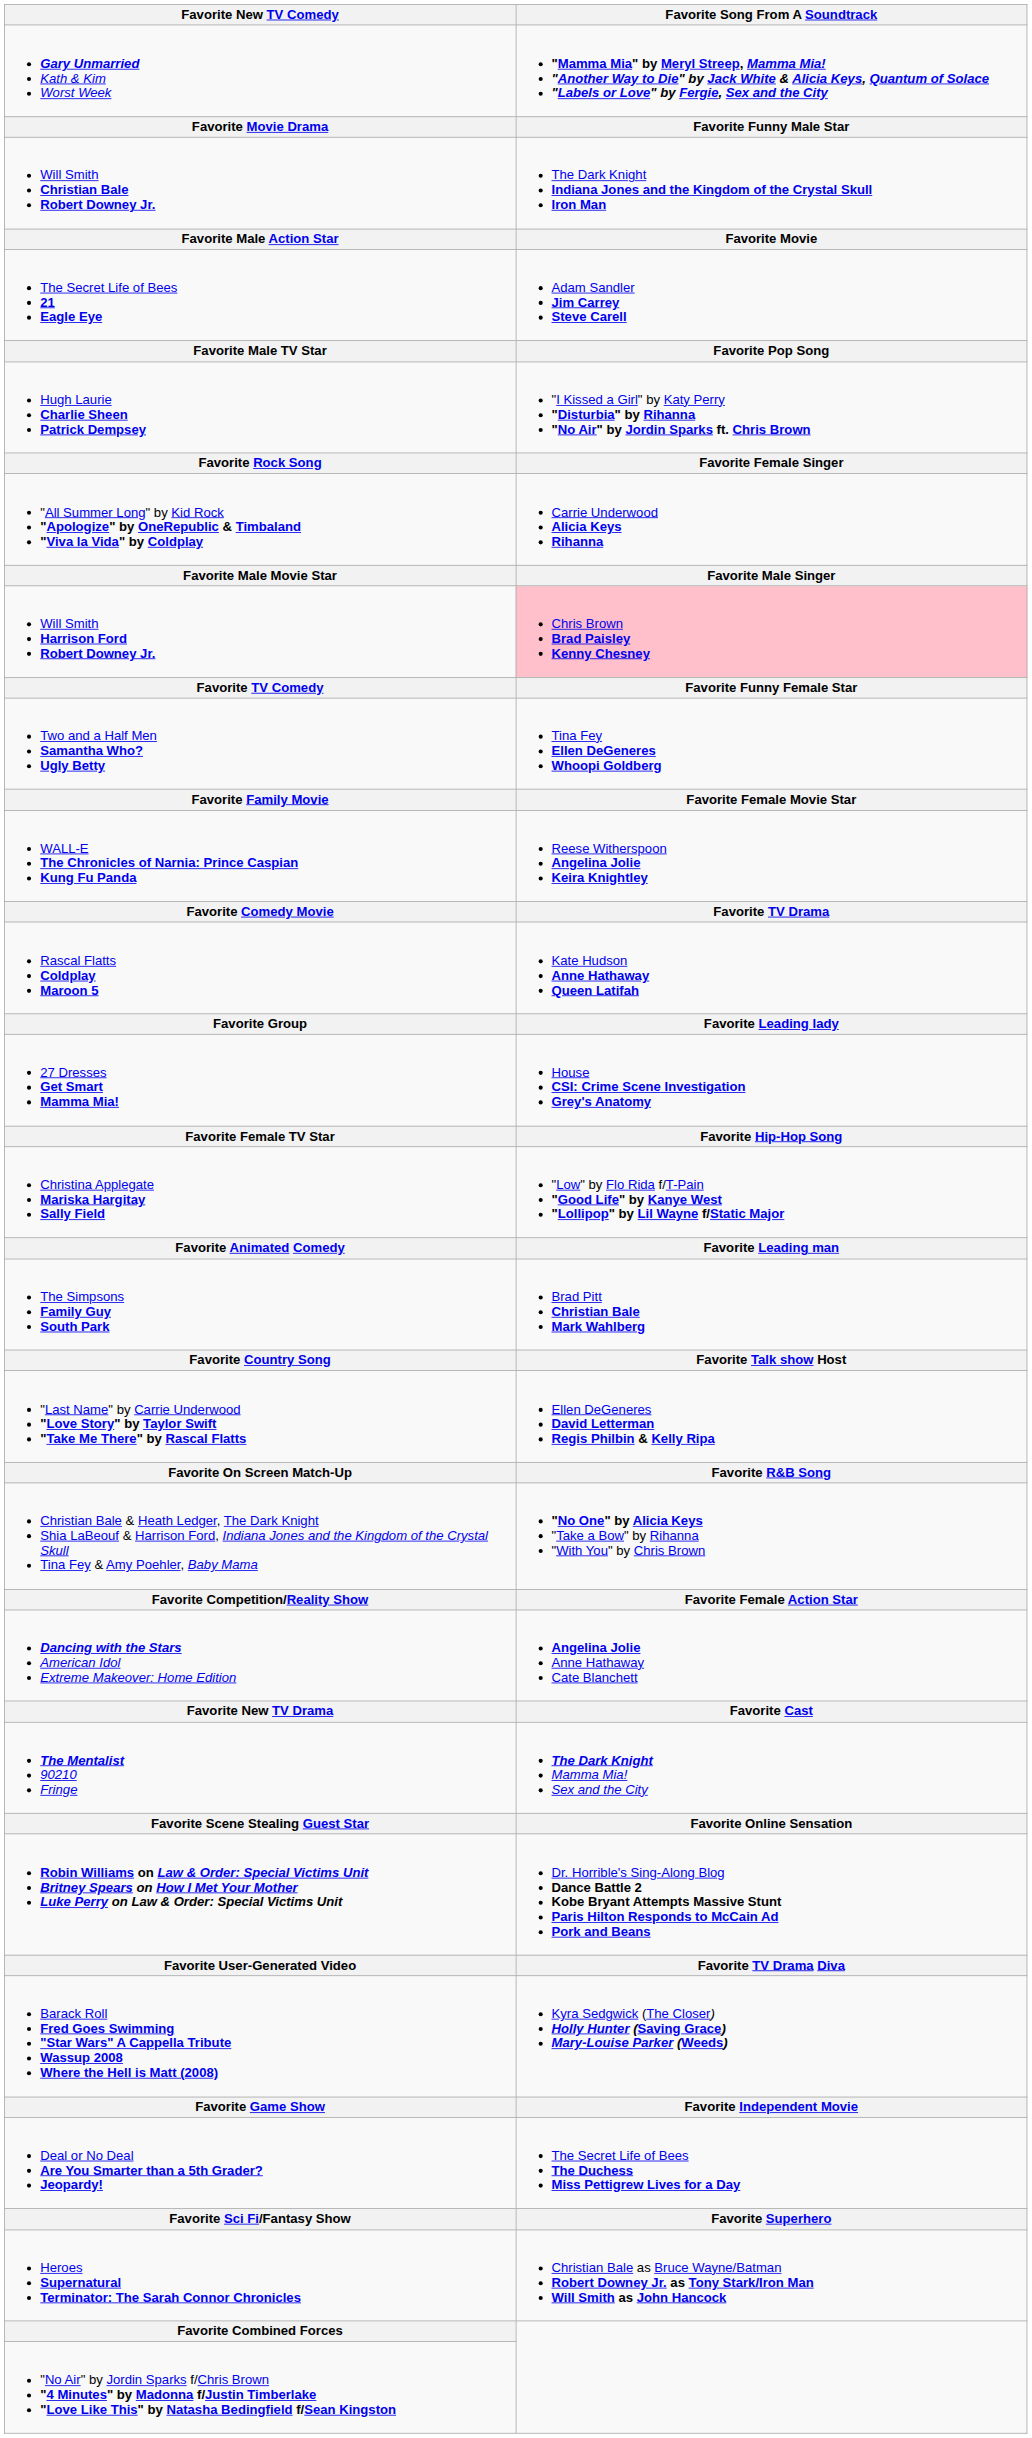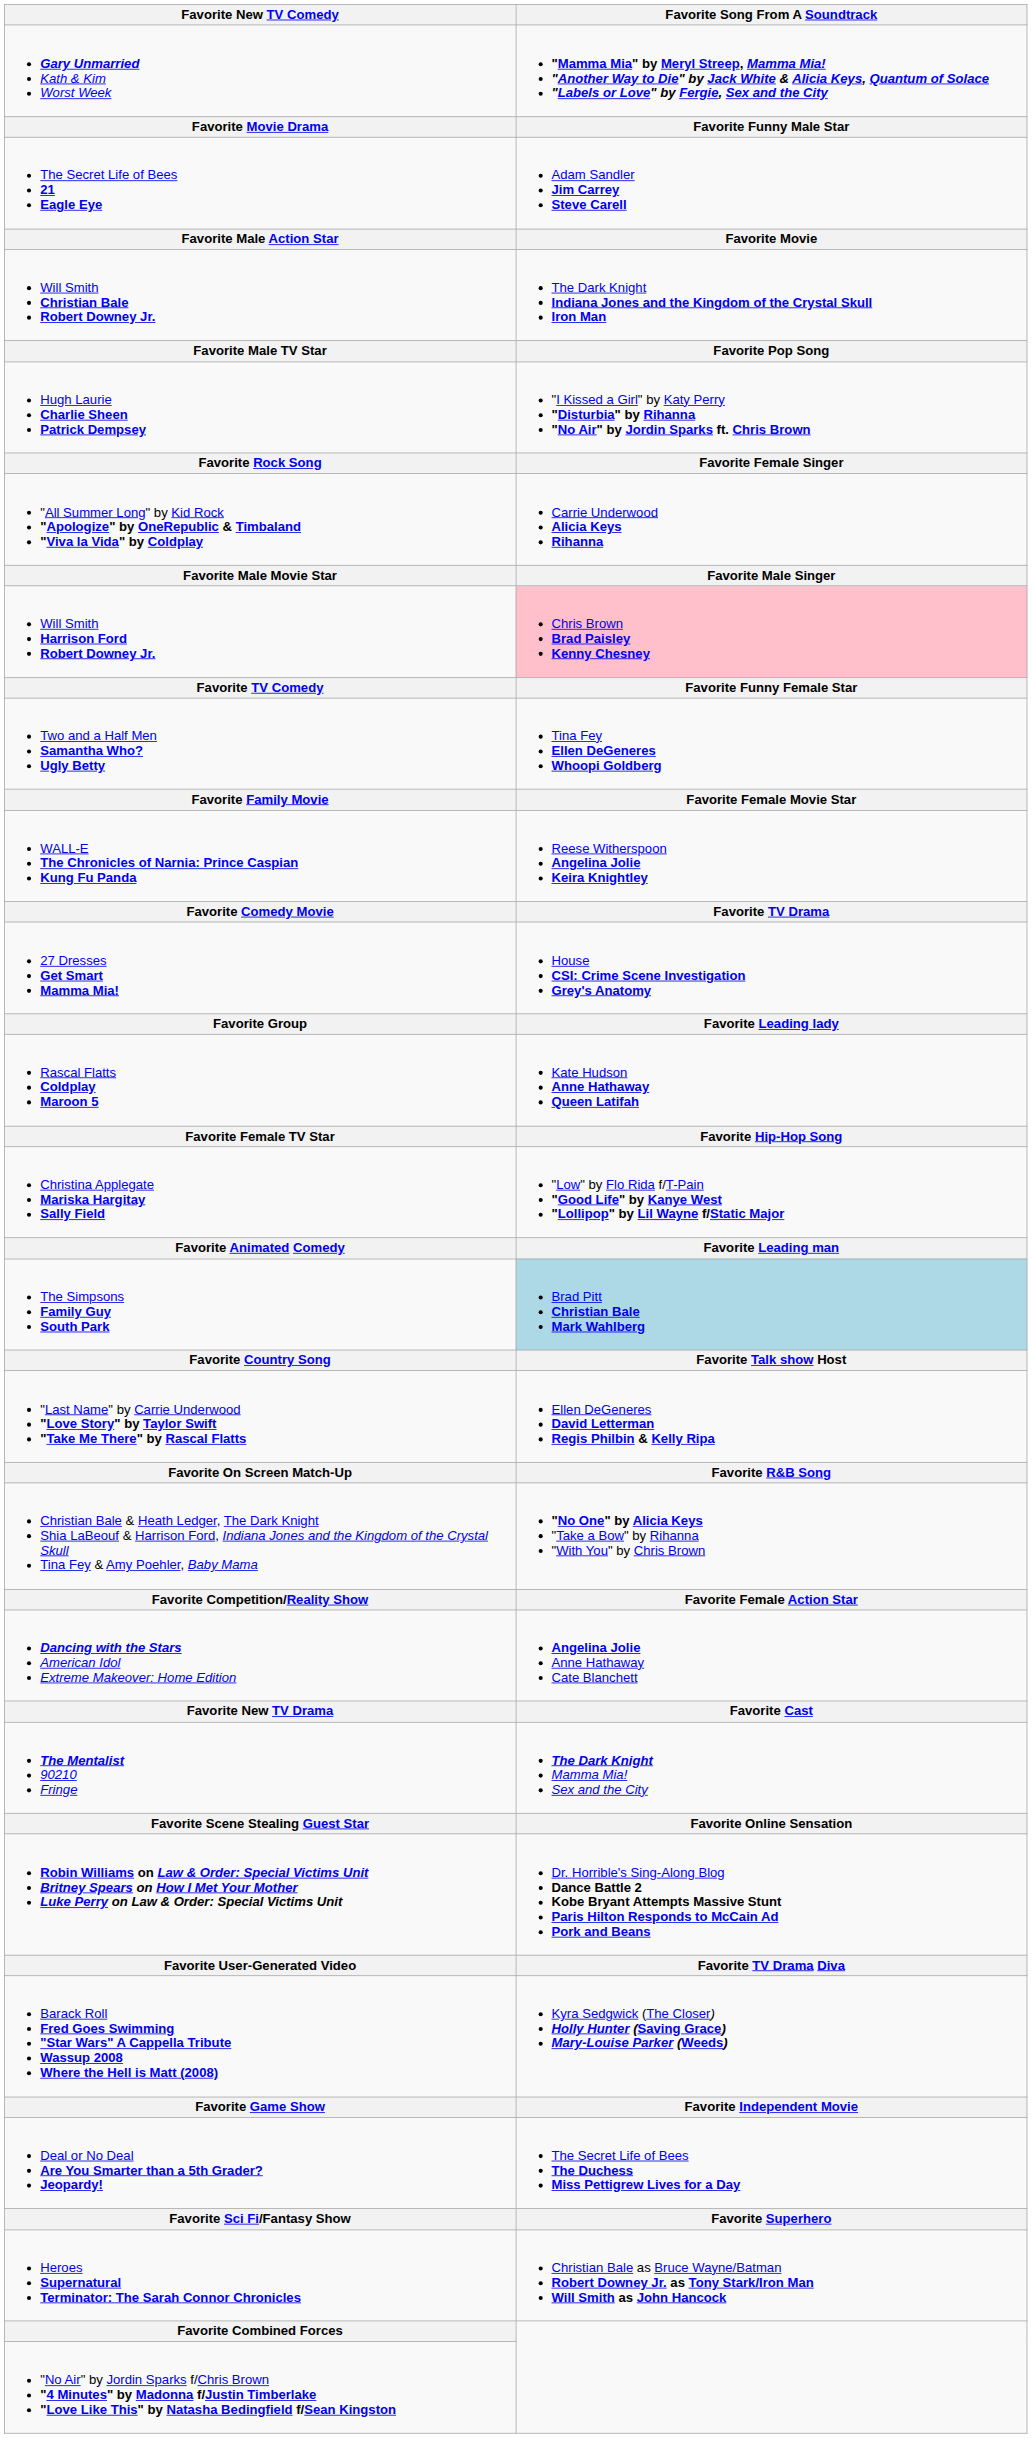rows swapped: (260, 303) <-> (260, 190)
rows swapped: (260, 1087) <-> (260, 975)
(771, 1312) no background -> (771, 1312) lightblue background
